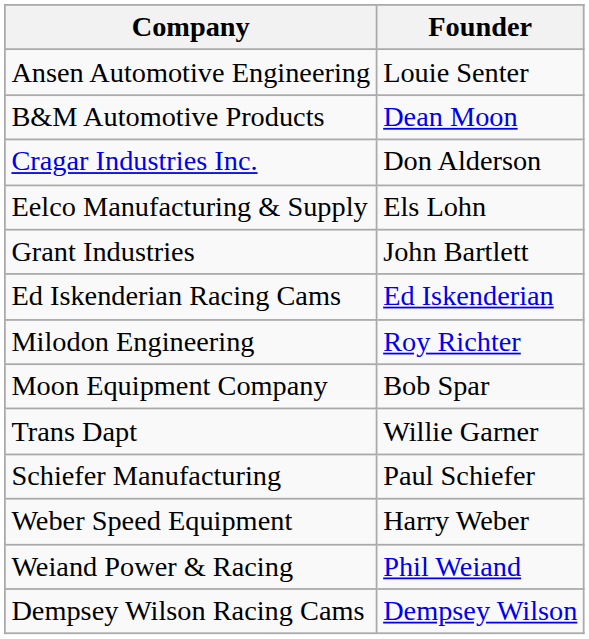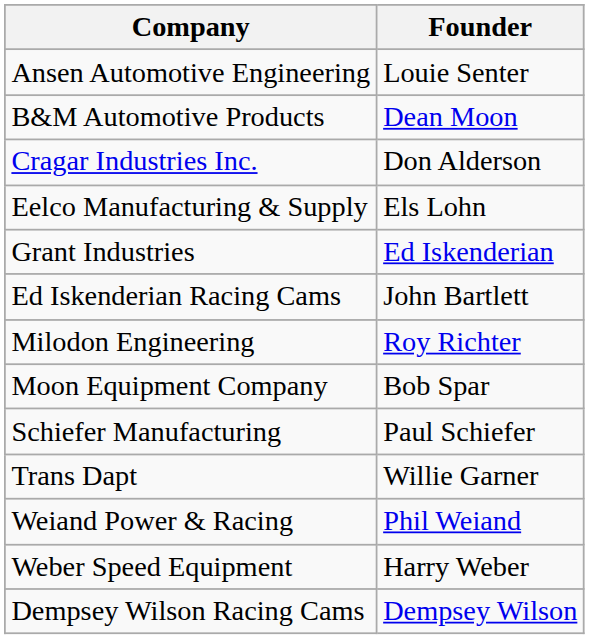(456, 251) John Bartlett -> (468, 251) Ed Iskenderian
(468, 296) Ed Iskenderian -> (456, 296) John Bartlett
rows swapped: (146, 476) <-> (74, 431)
rows swapped: (152, 521) <-> (152, 565)
